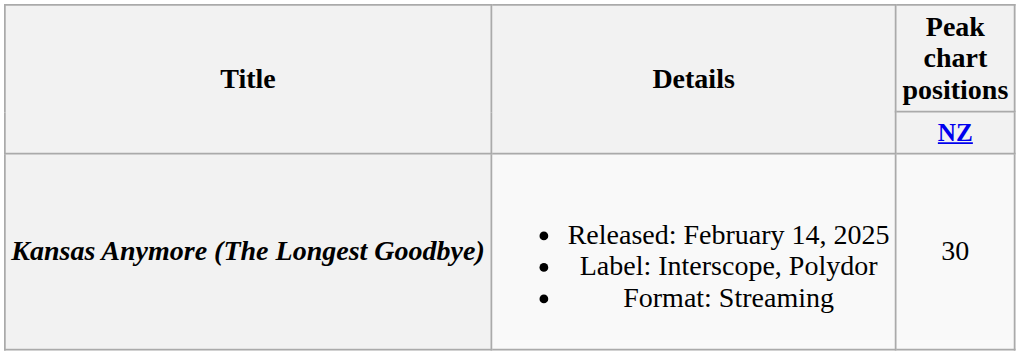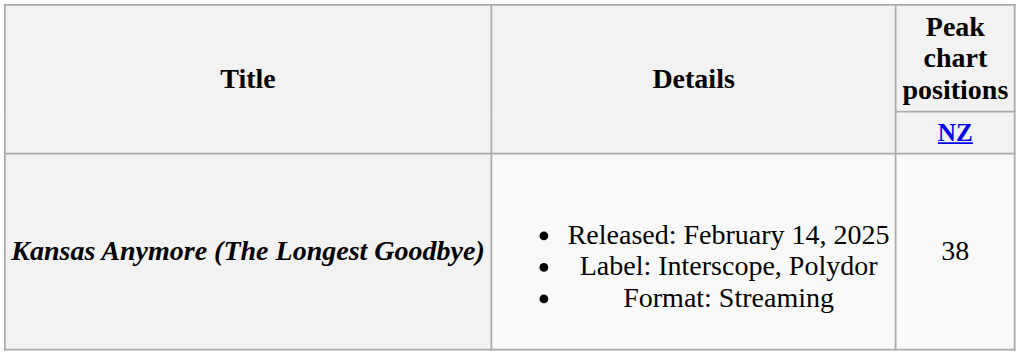(955, 250) 30 -> (955, 250) 38
